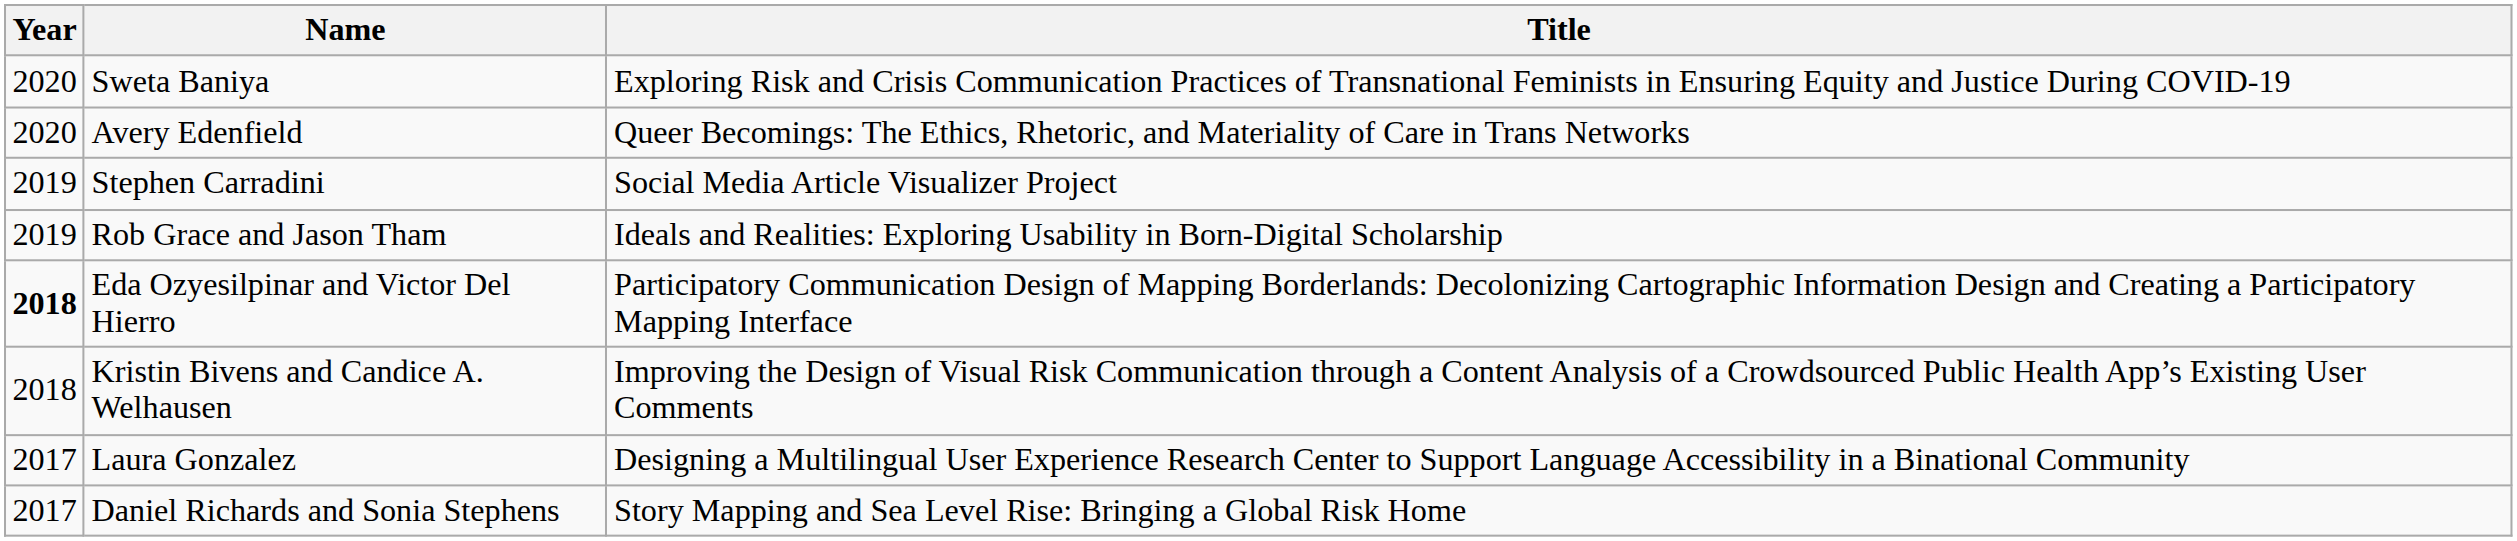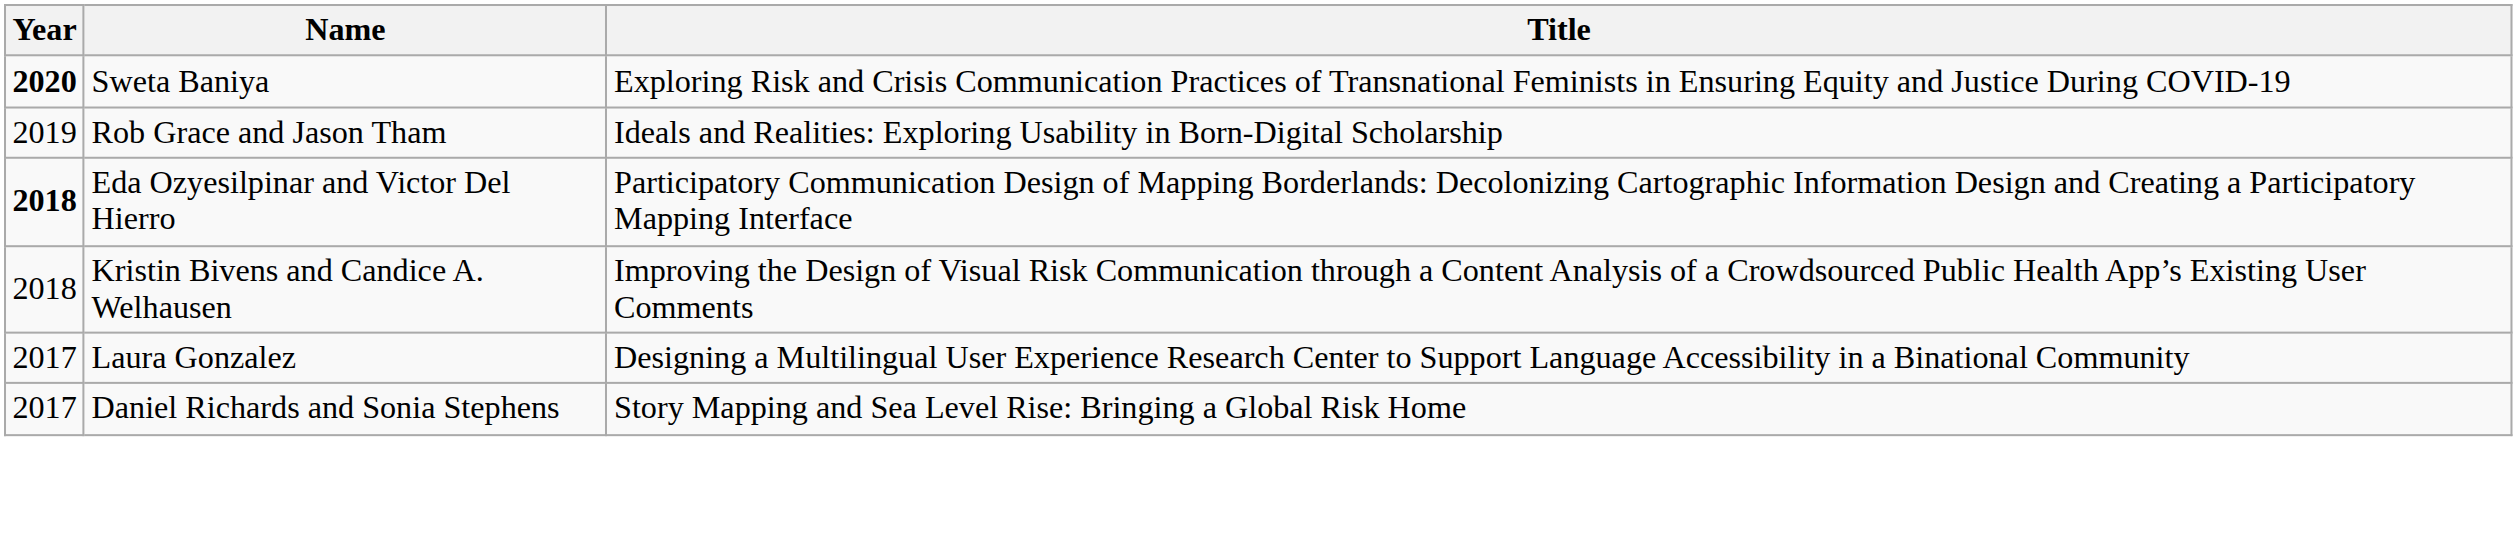(45, 81) normal -> (45, 81) bold
- row: (197, 132)
- row: (208, 183)
